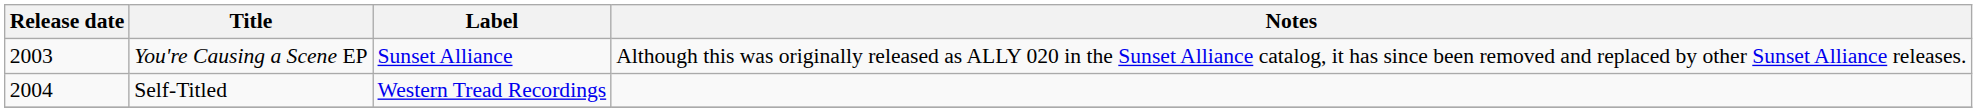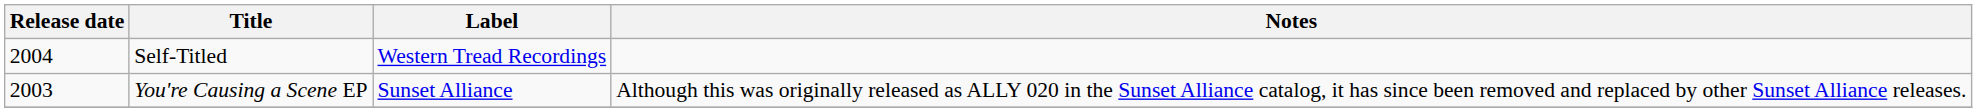rows swapped: (251, 55) <-> (181, 90)
